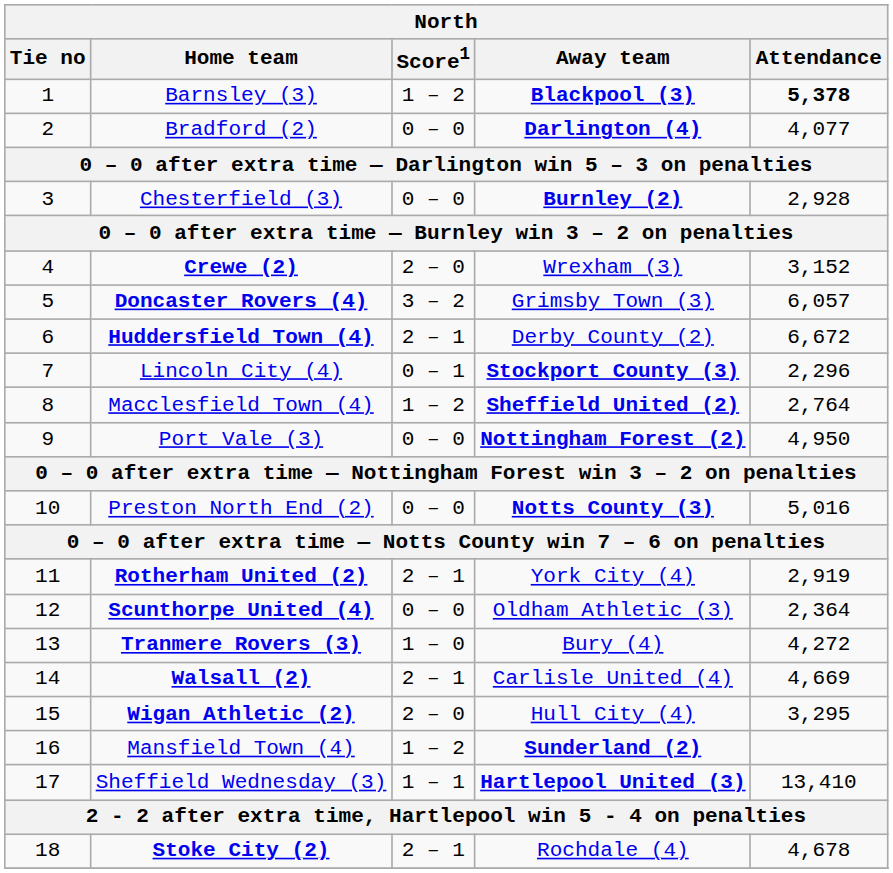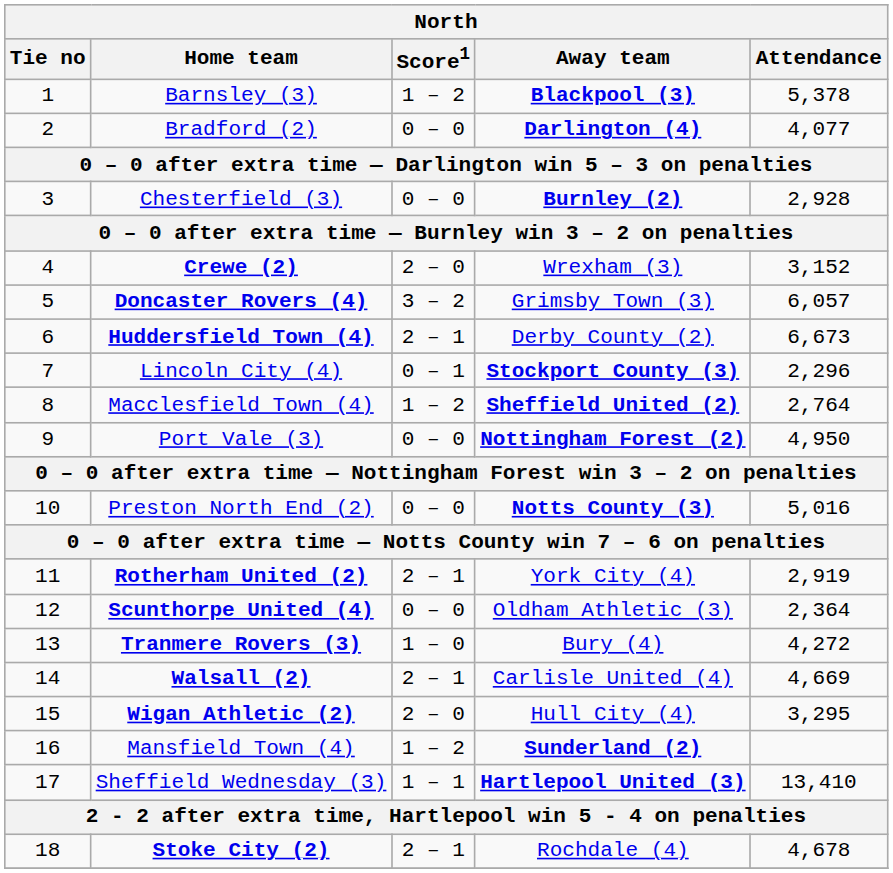(819, 96) bold -> (819, 96) normal
(819, 336) 6,672 -> (819, 336) 6,673
